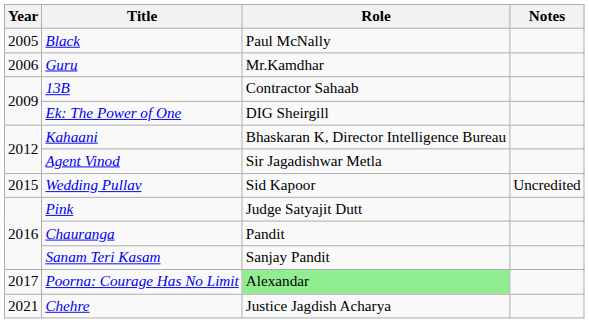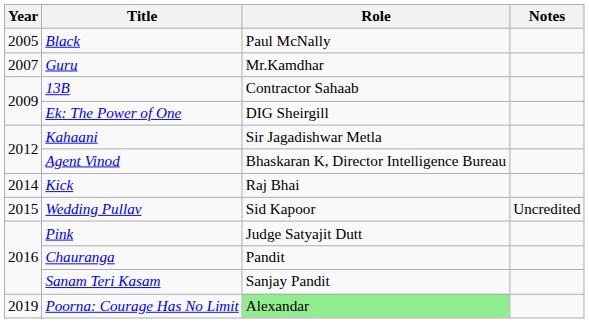(23, 64) 2006 -> (23, 64) 2007
(376, 137) Bhaskaran K, Director Intelligence Bureau -> (314, 137) Sir Jagadishwar Metla
(314, 161) Sir Jagadishwar Metla -> (376, 161) Bhaskaran K, Director Intelligence Bureau
+ row: (59, 185)
(23, 281) 2017 -> (23, 305) 2019
- row: (67, 305)
